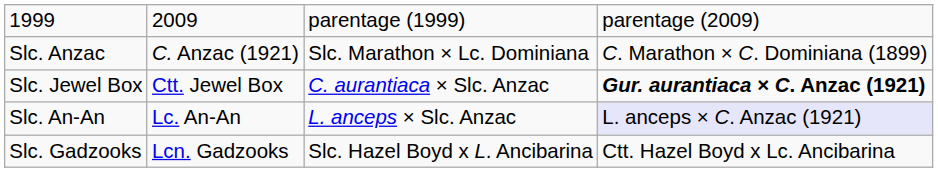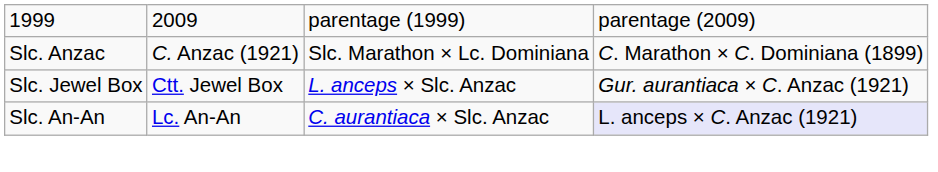(429, 85) C. aurantiaca × Slc. Anzac -> (412, 85) L. anceps × Slc. Anzac
(764, 85) bold -> (754, 85) normal
(412, 118) L. anceps × Slc. Anzac -> (429, 118) C. aurantiaca × Slc. Anzac
- row: (75, 150)
